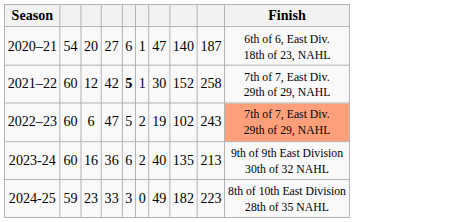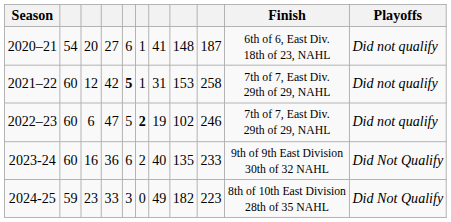+ column: (398, 15)
(159, 45) 47 -> (159, 45) 41
(183, 45) 140 -> (183, 45) 148
(159, 84) 30 -> (159, 84) 31
(183, 84) 152 -> (183, 84) 153
(142, 122) normal -> (142, 122) bold
(211, 122) 243 -> (211, 122) 246
(287, 123) lightsalmon background -> (287, 123) no background
(211, 160) 213 -> (211, 160) 233
